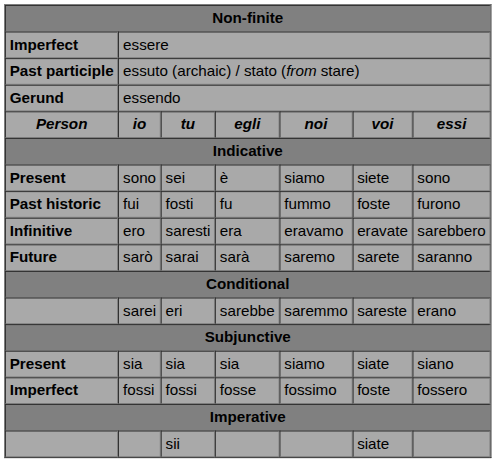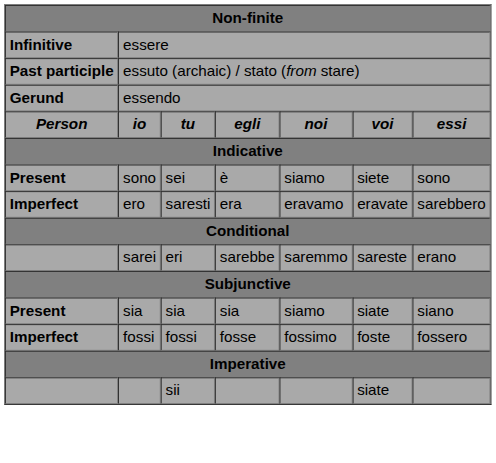(44, 44) Imperfect -> (41, 44) Infinitive
- row: (131, 204)
(41, 231) Infinitive -> (44, 204) Imperfect
- row: (138, 257)
